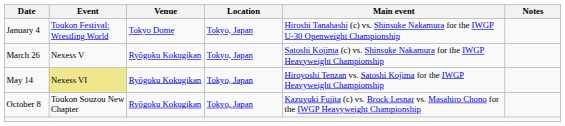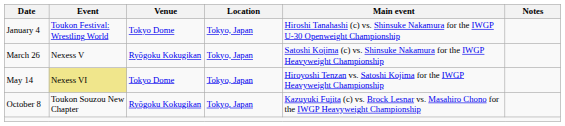(165, 79) Ryōgoku Kokugikan -> (152, 79) Tokyo Dome
